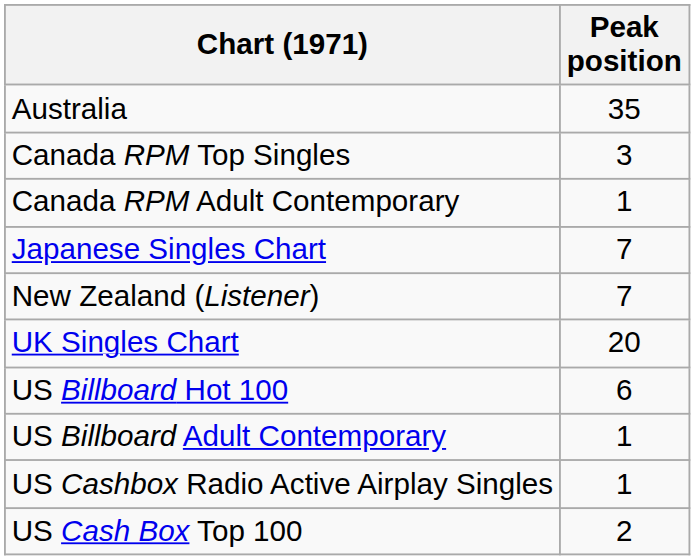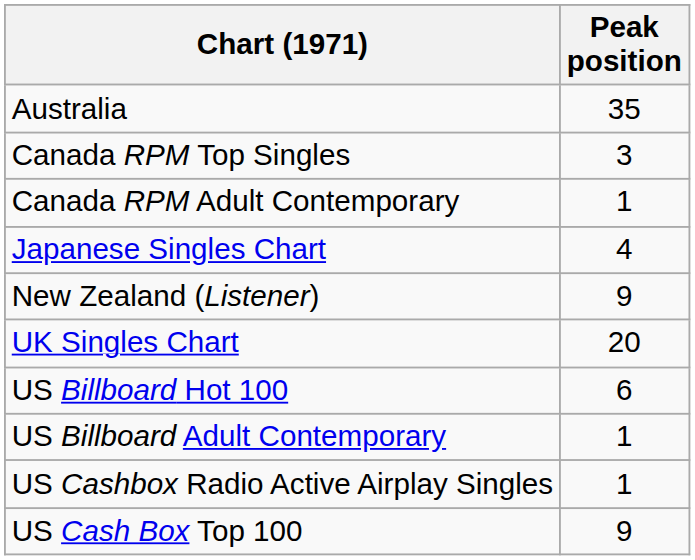(624, 249) 7 -> (624, 249) 4
(624, 295) 7 -> (624, 295) 9
(624, 530) 2 -> (624, 530) 9
